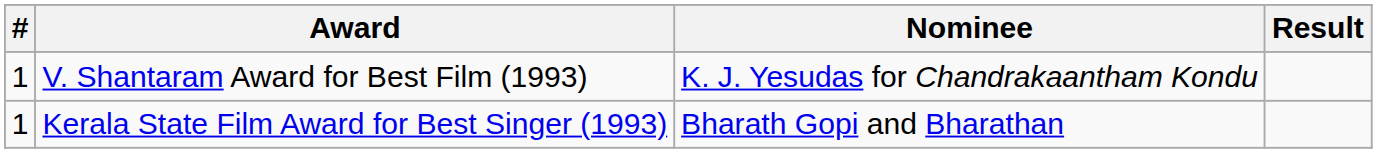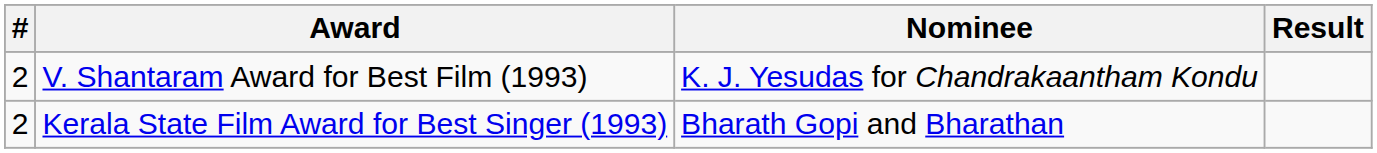(20, 76) 1 -> (20, 76) 2
(20, 123) 1 -> (20, 123) 2
